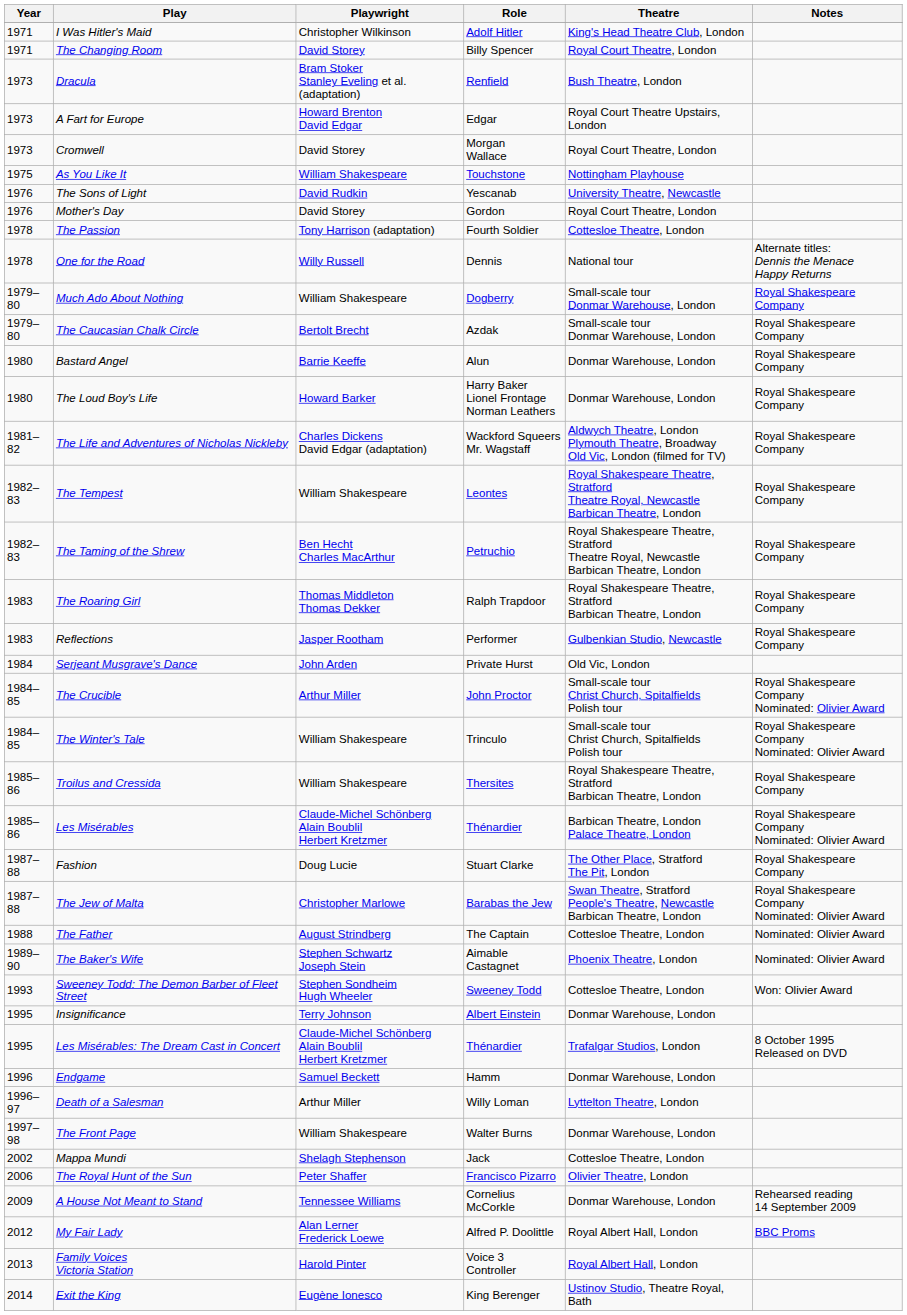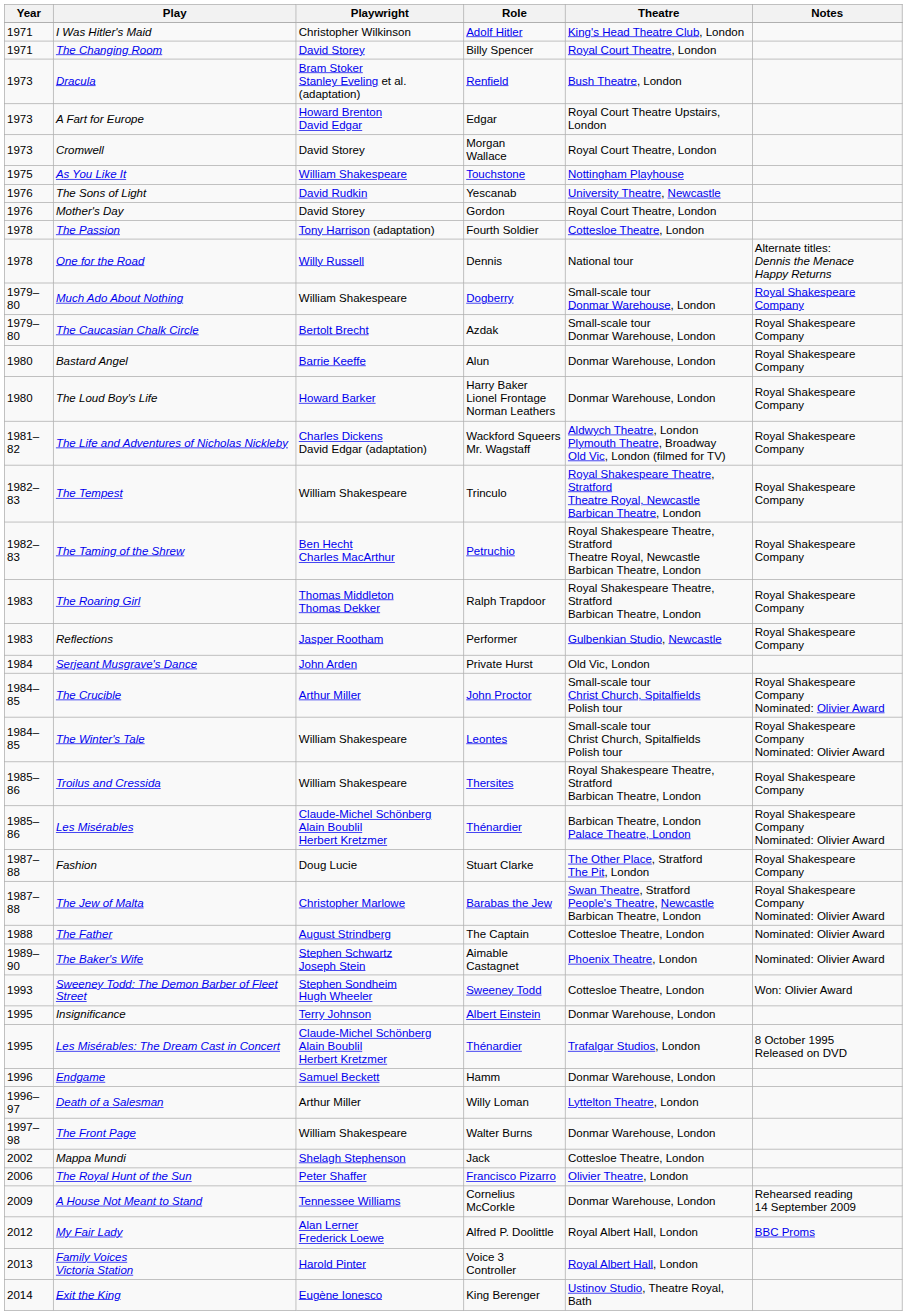(487, 493) Leontes -> (486, 493) Trinculo
(486, 739) Trinculo -> (487, 739) Leontes
